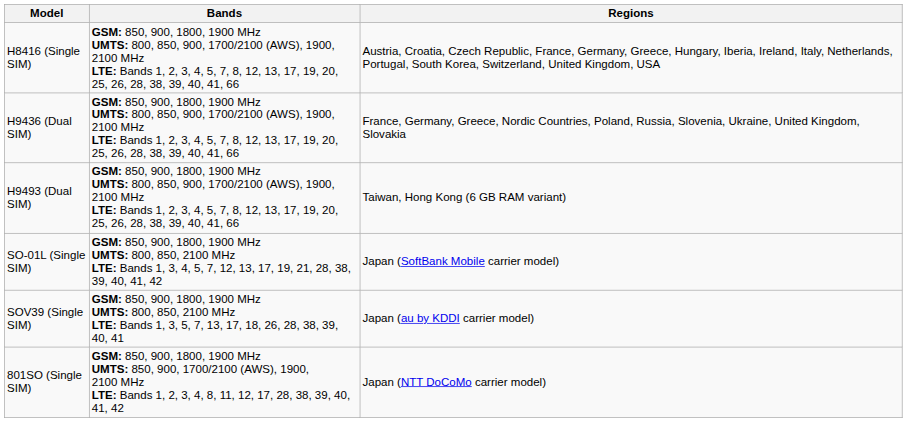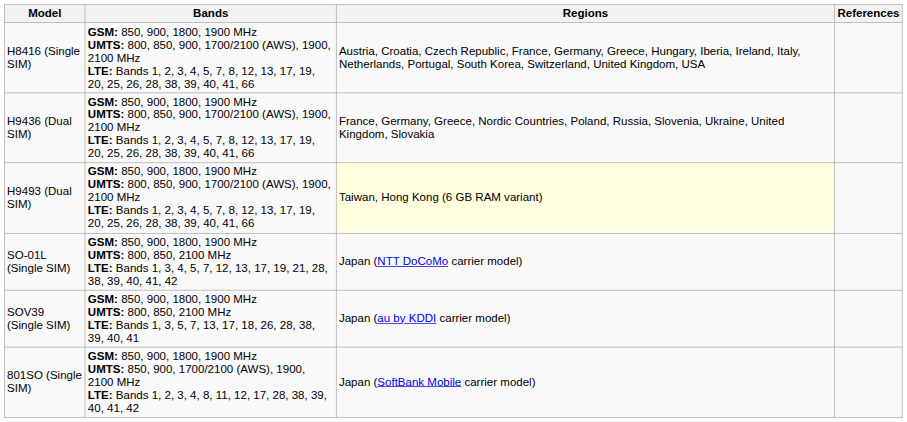+ column: (868, 13)
(464, 198) no background -> (441, 198) lightyellow background
(461, 261) Japan (SoftBank Mobile carrier model) -> (431, 261) Japan (NTT DoCoMo carrier model)
(454, 382) Japan (NTT DoCoMo carrier model) -> (437, 382) Japan (SoftBank Mobile carrier model)
